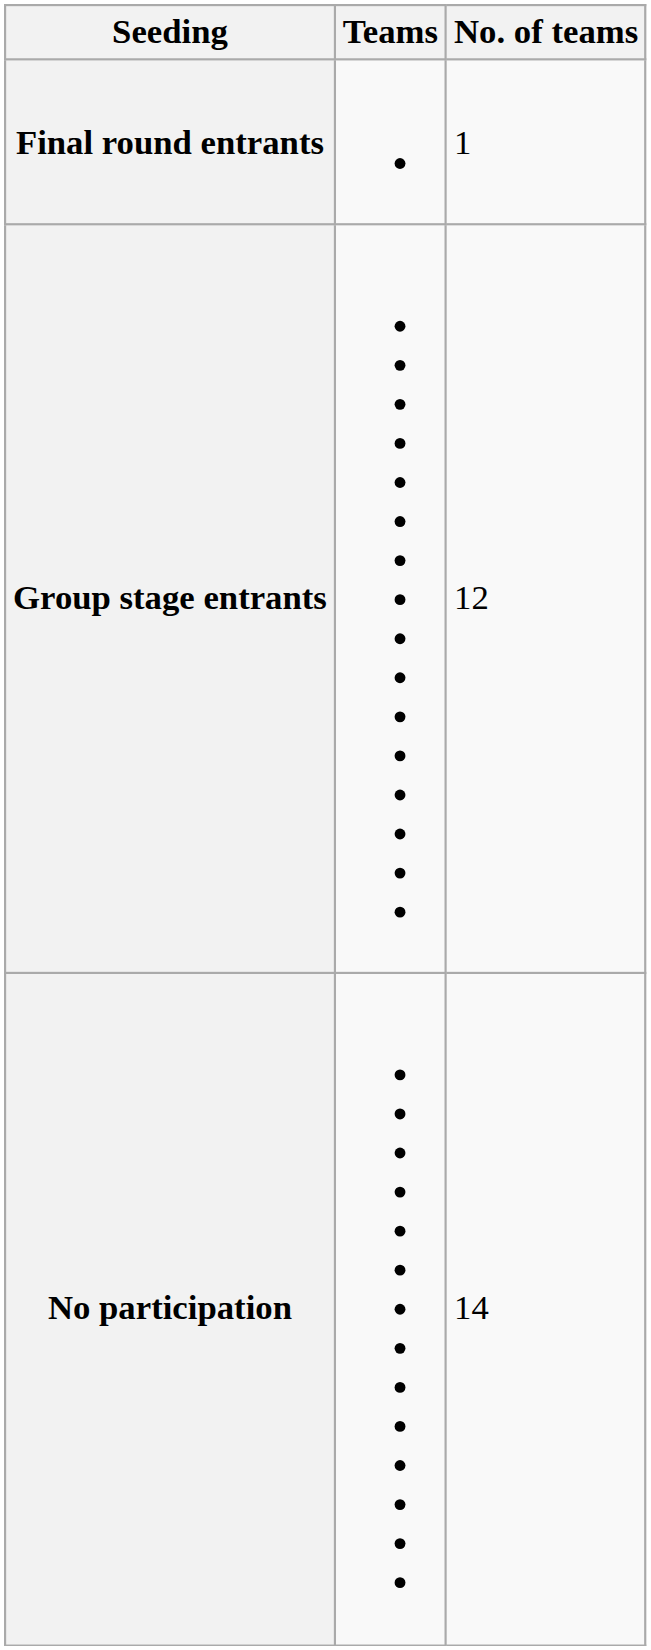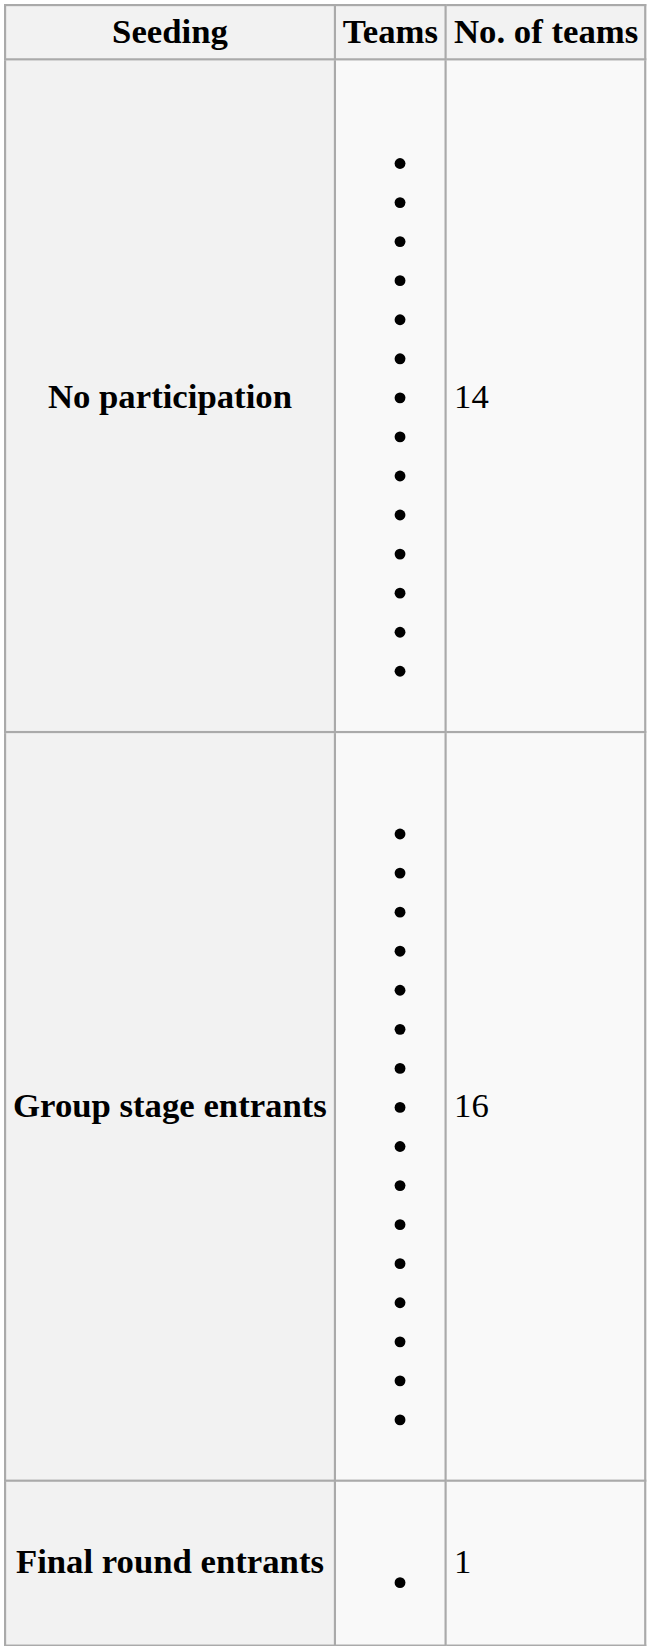rows swapped: (170, 1308) <-> (170, 141)
(471, 597) 12 -> (471, 1105) 16
